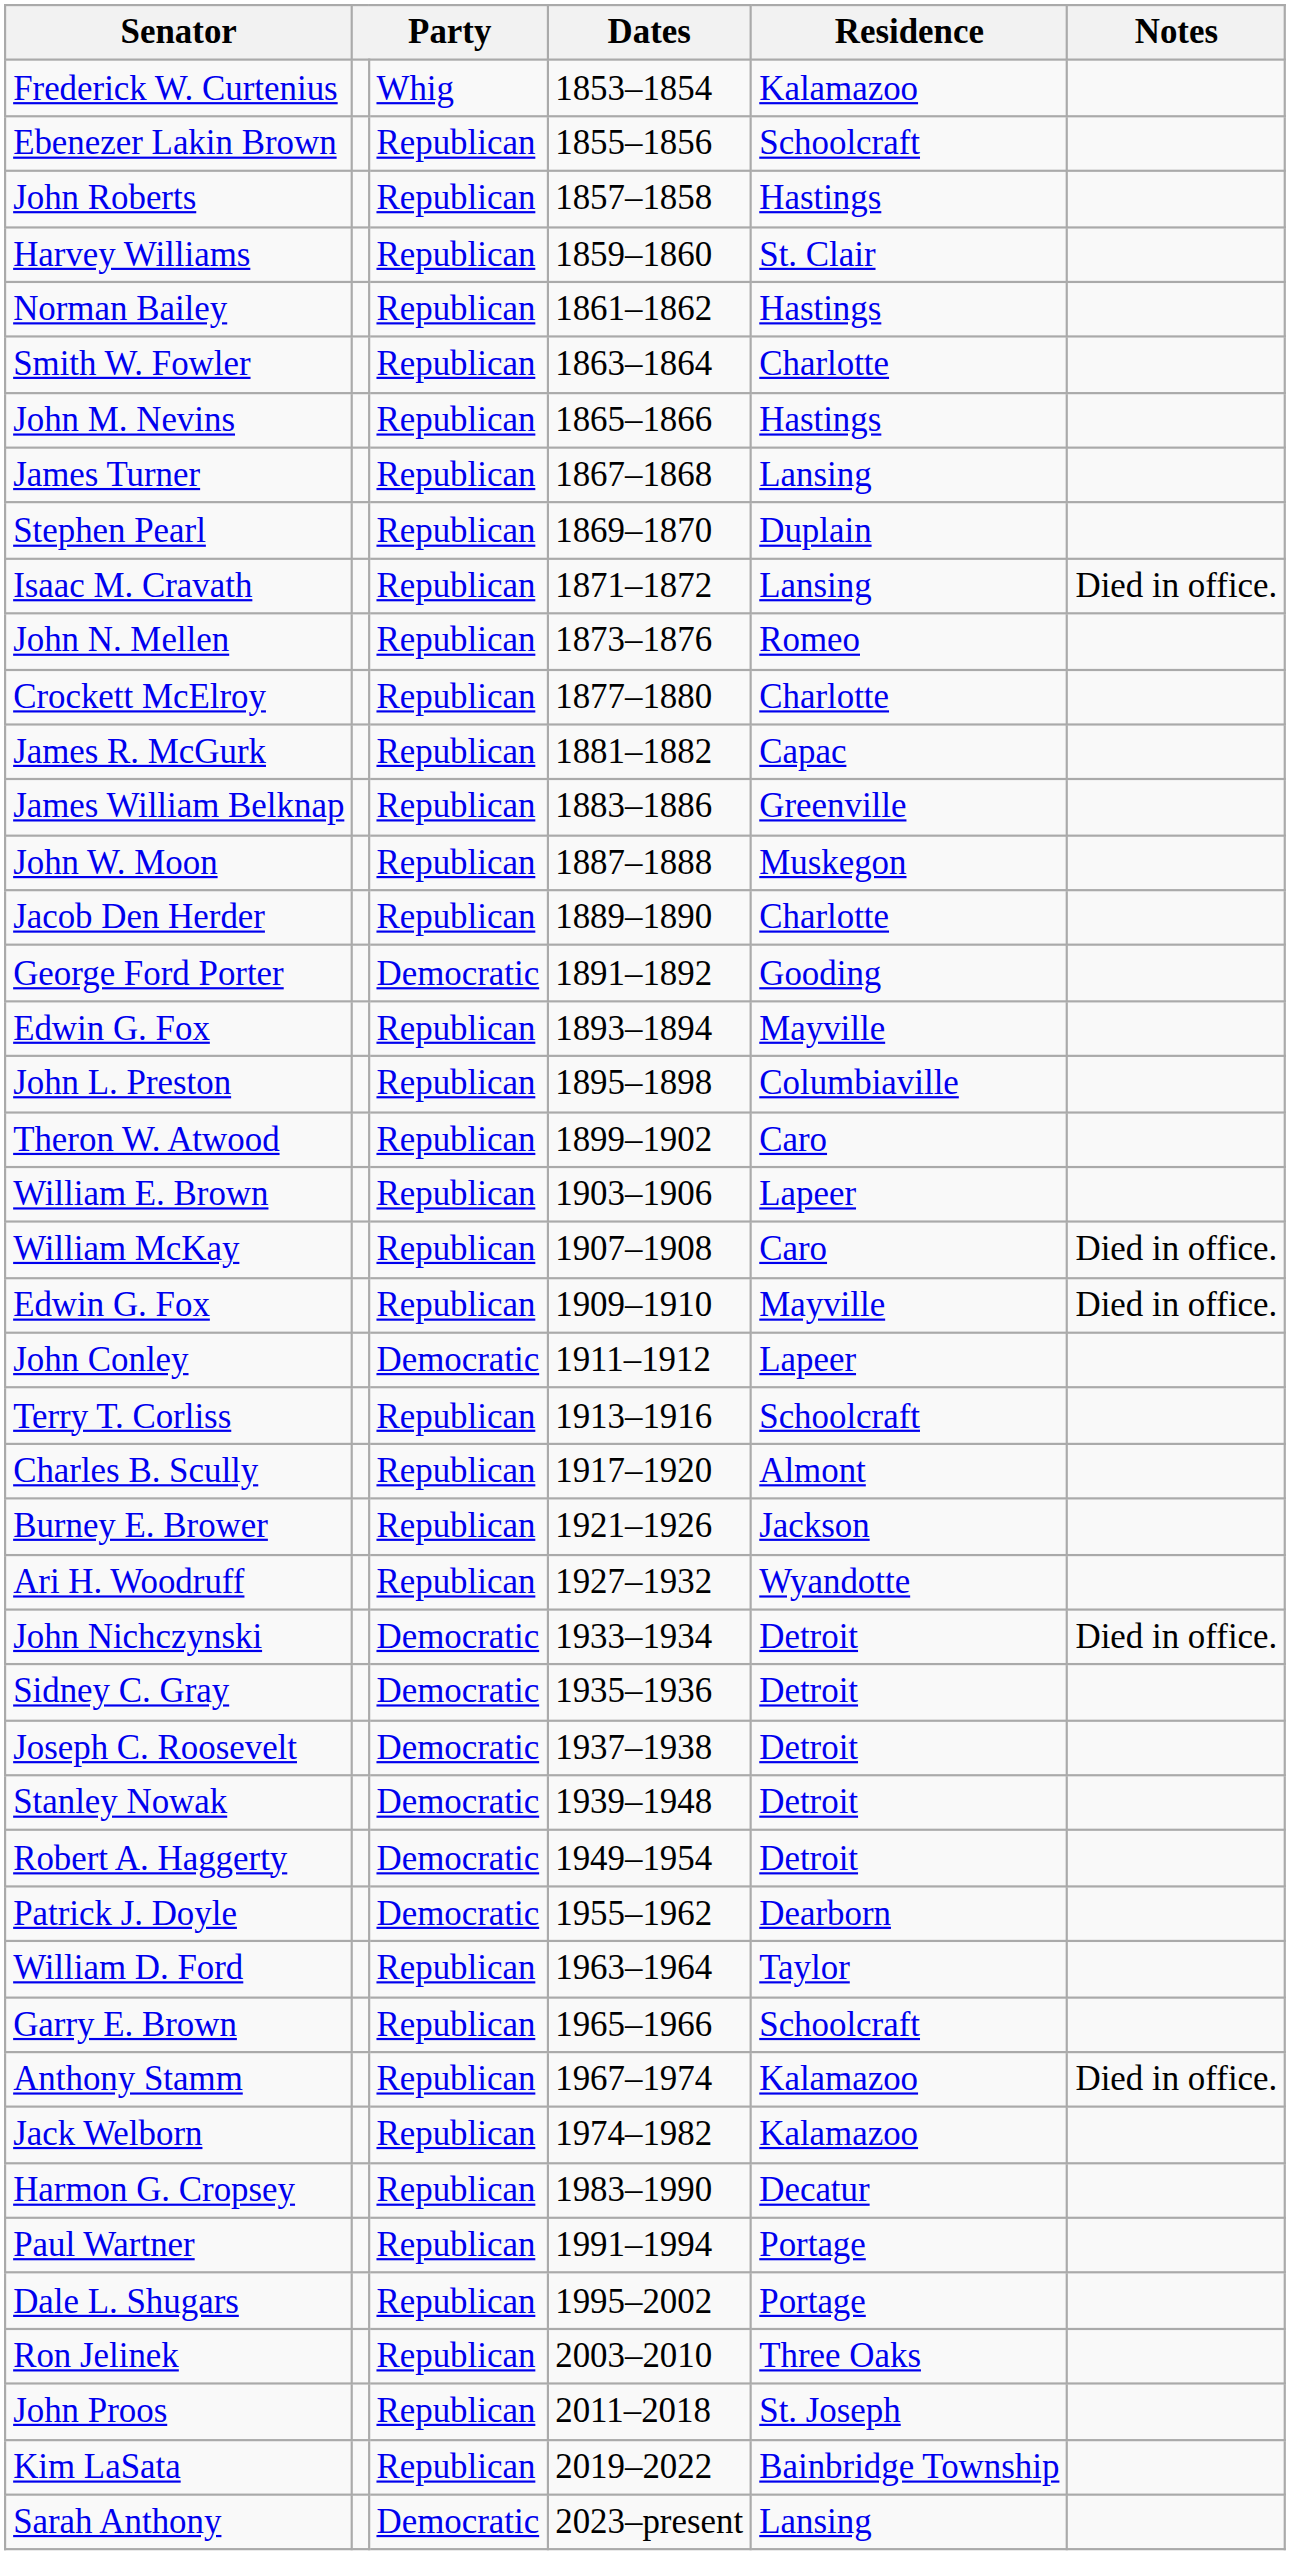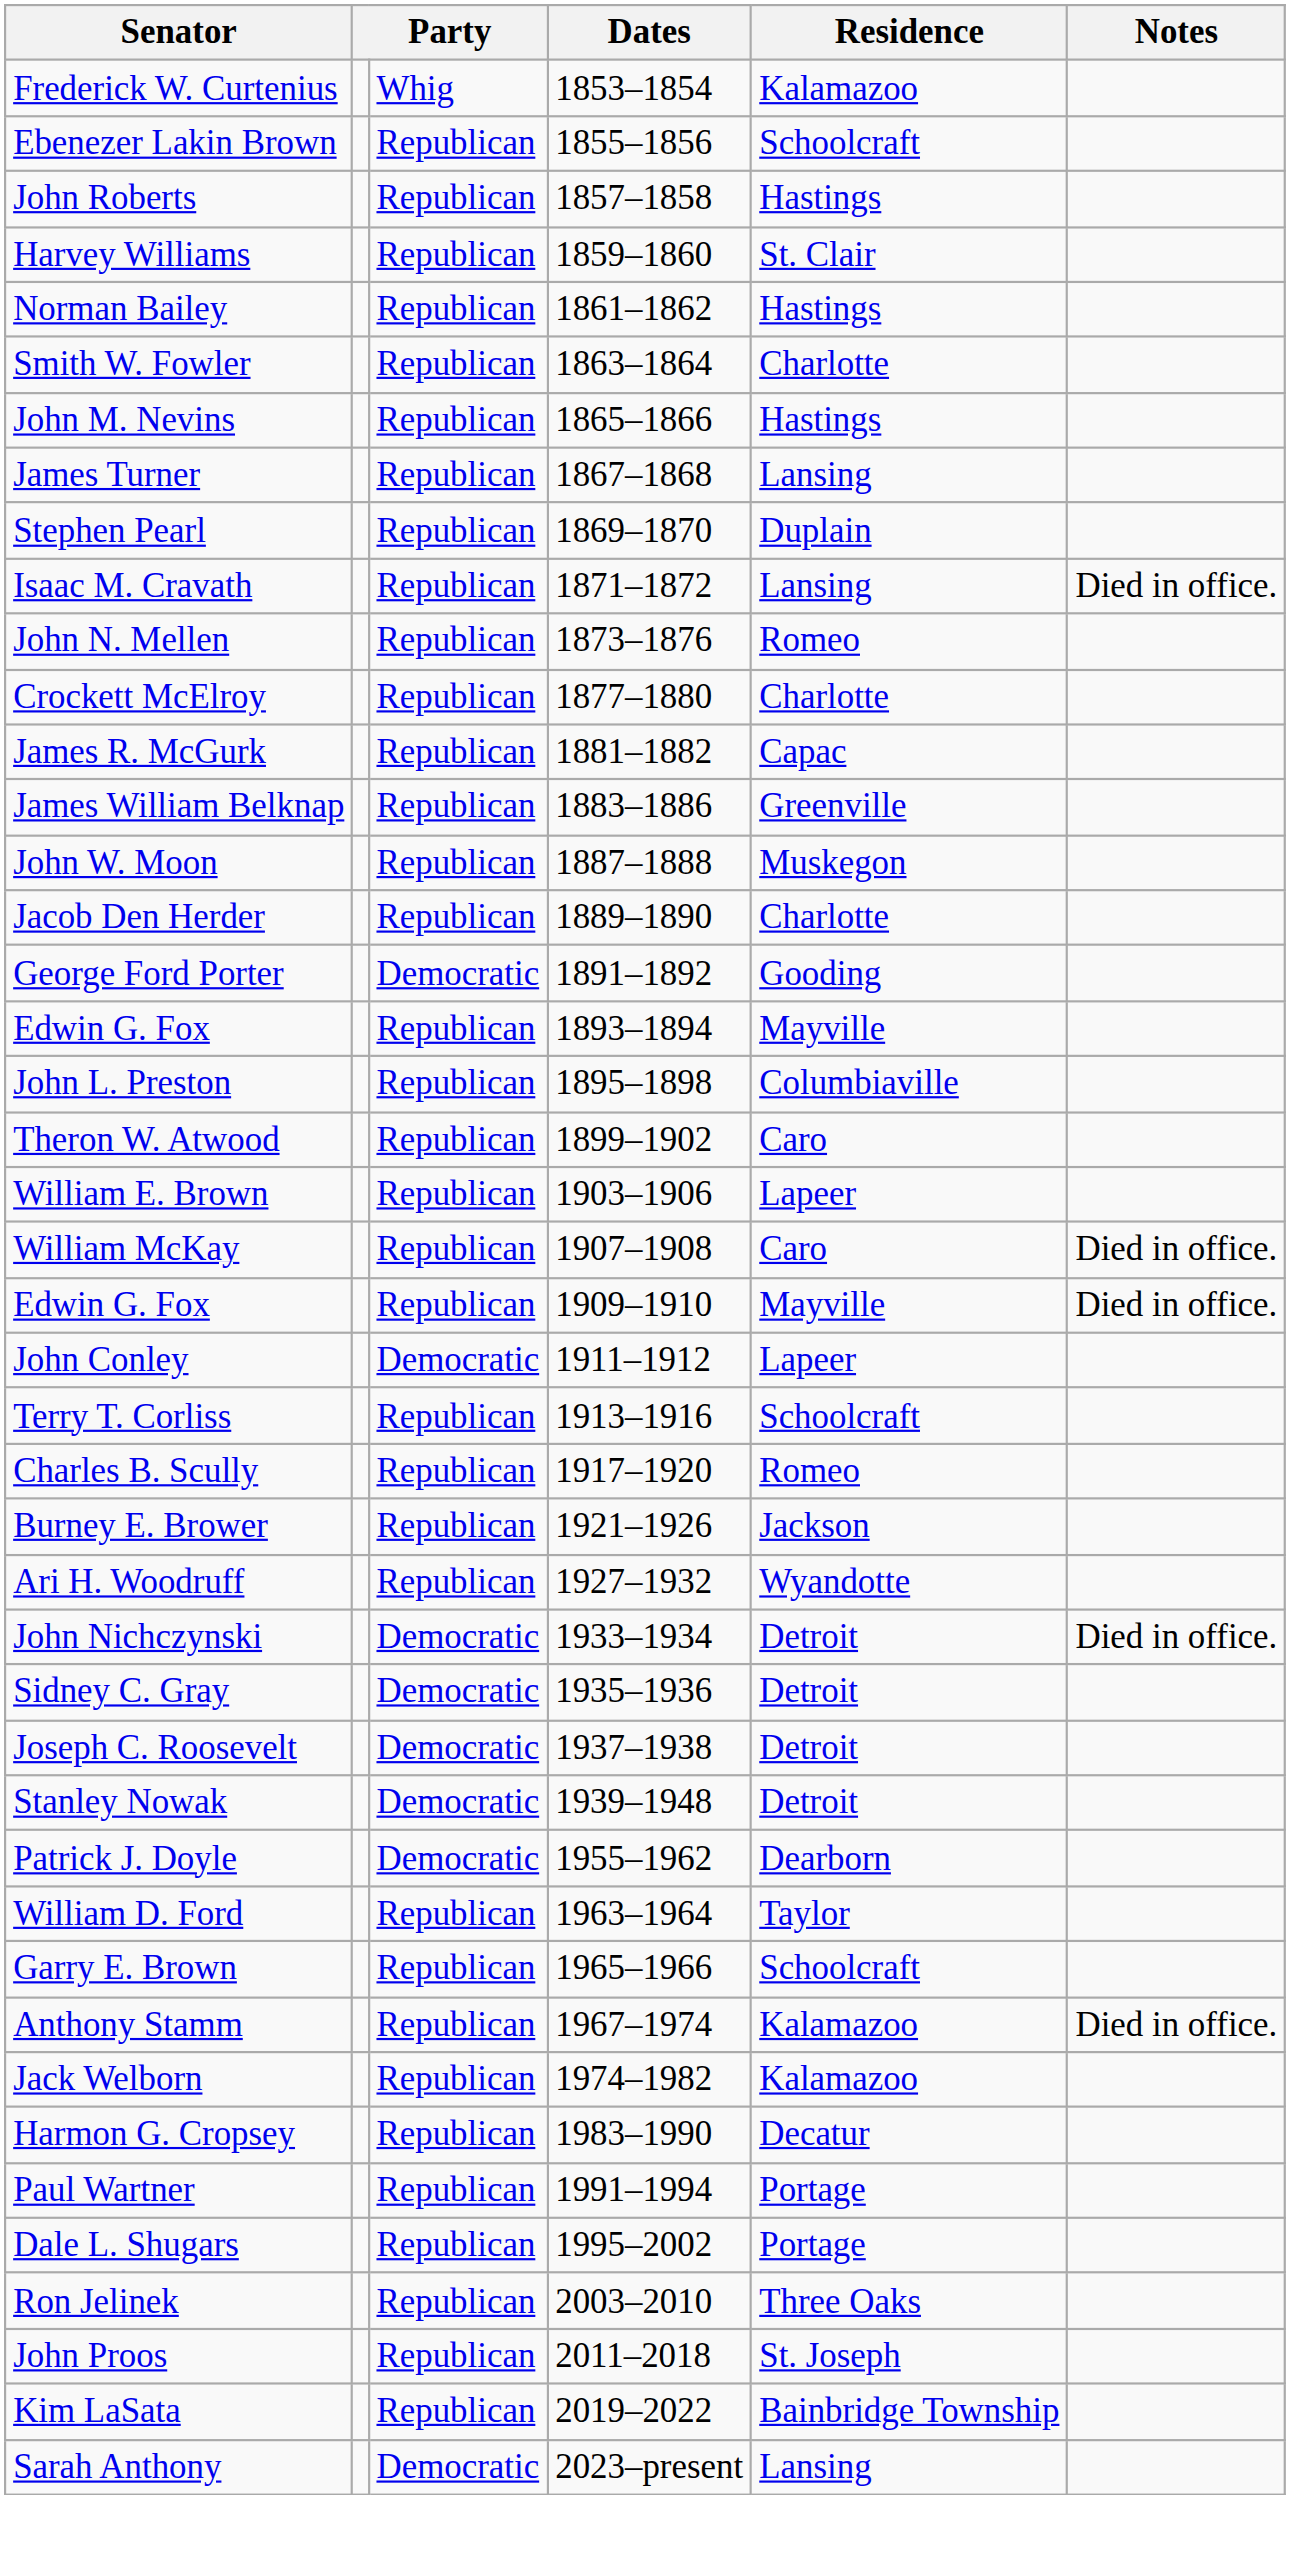(813, 1470) Almont -> (810, 1470) Romeo
- row: (150, 1857)
